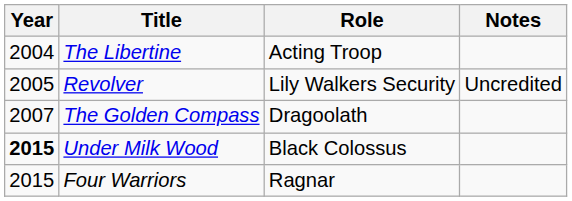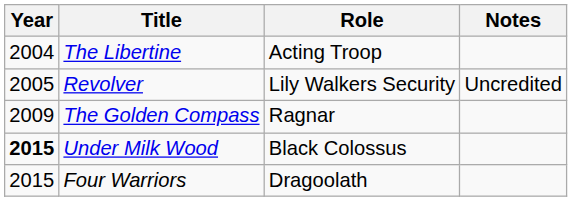(32, 116) 2007 -> (32, 116) 2009
(318, 116) Dragoolath -> (302, 116) Ragnar
(302, 180) Ragnar -> (318, 180) Dragoolath
